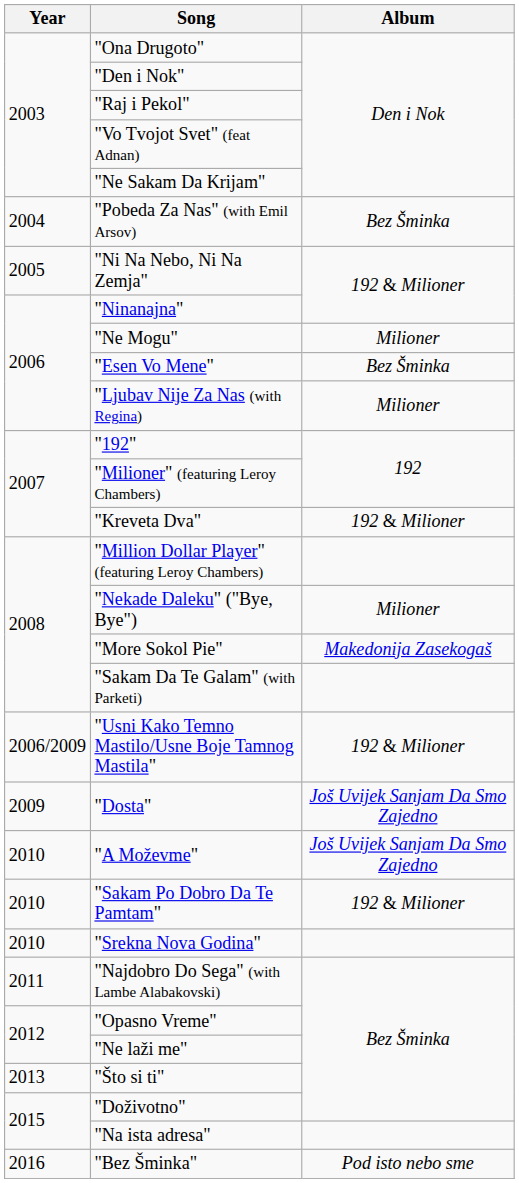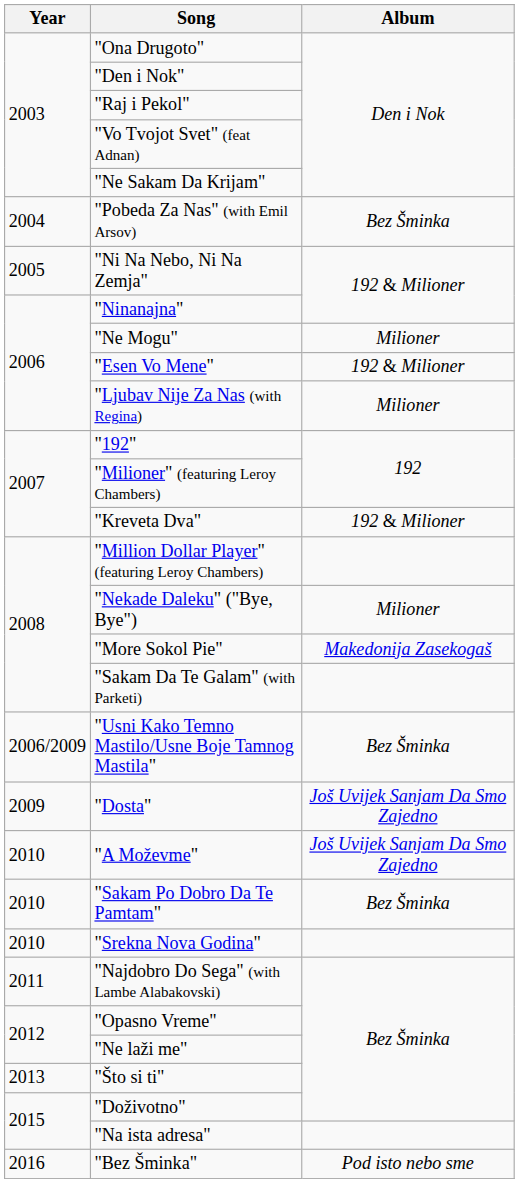(408, 366) Bez Šminka -> (408, 366) 192 & Milioner
(408, 746) 192 & Milioner -> (408, 746) Bez Šminka
(408, 903) 192 & Milioner -> (408, 903) Bez Šminka
